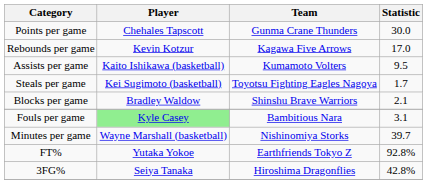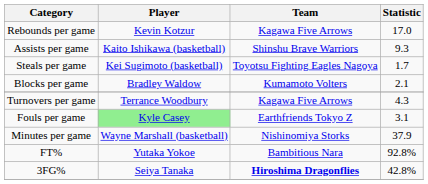- row: (51, 30)
(304, 65) Kumamoto Volters -> (305, 48) Shinshu Brave Warriors
(401, 65) 9.5 -> (402, 48) 9.3
(304, 100) Shinshu Brave Warriors -> (305, 83) Kumamoto Volters
+ row: (51, 100)
(304, 118) Bambitious Nara -> (305, 118) Earthfriends Tokyo Z
(401, 135) 39.7 -> (402, 135) 37.9
(304, 153) Earthfriends Tokyo Z -> (305, 153) Bambitious Nara
(304, 170) normal -> (305, 170) bold
